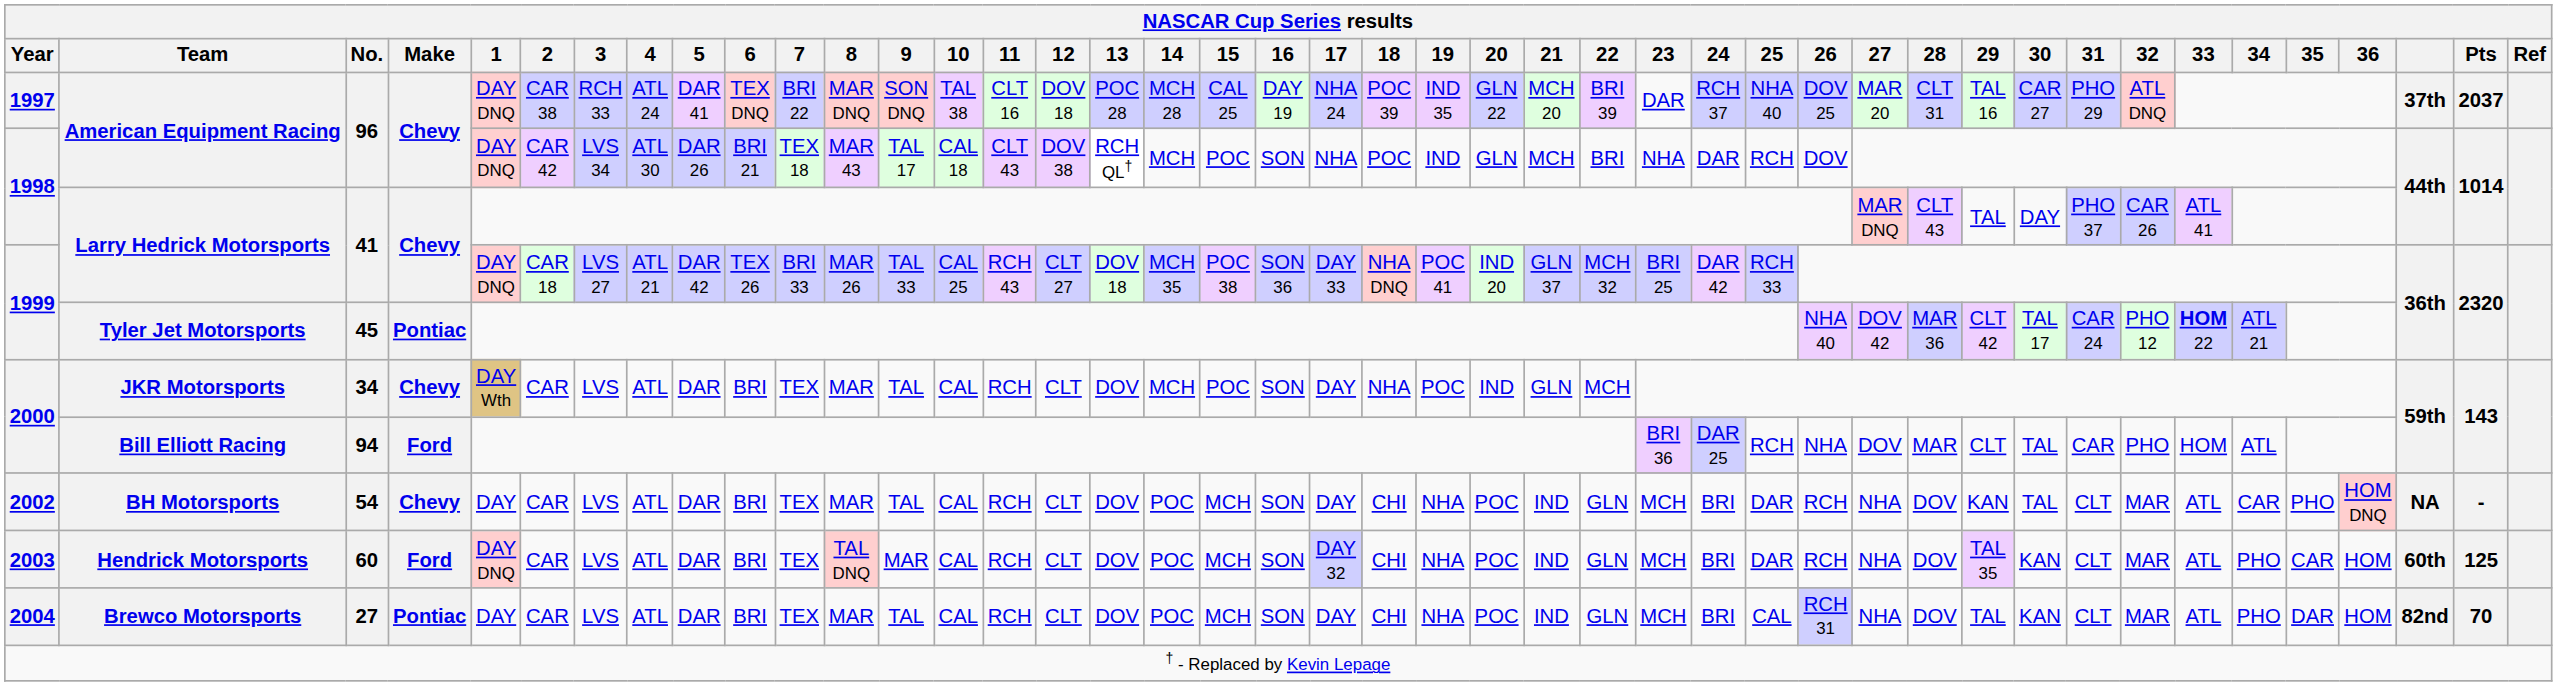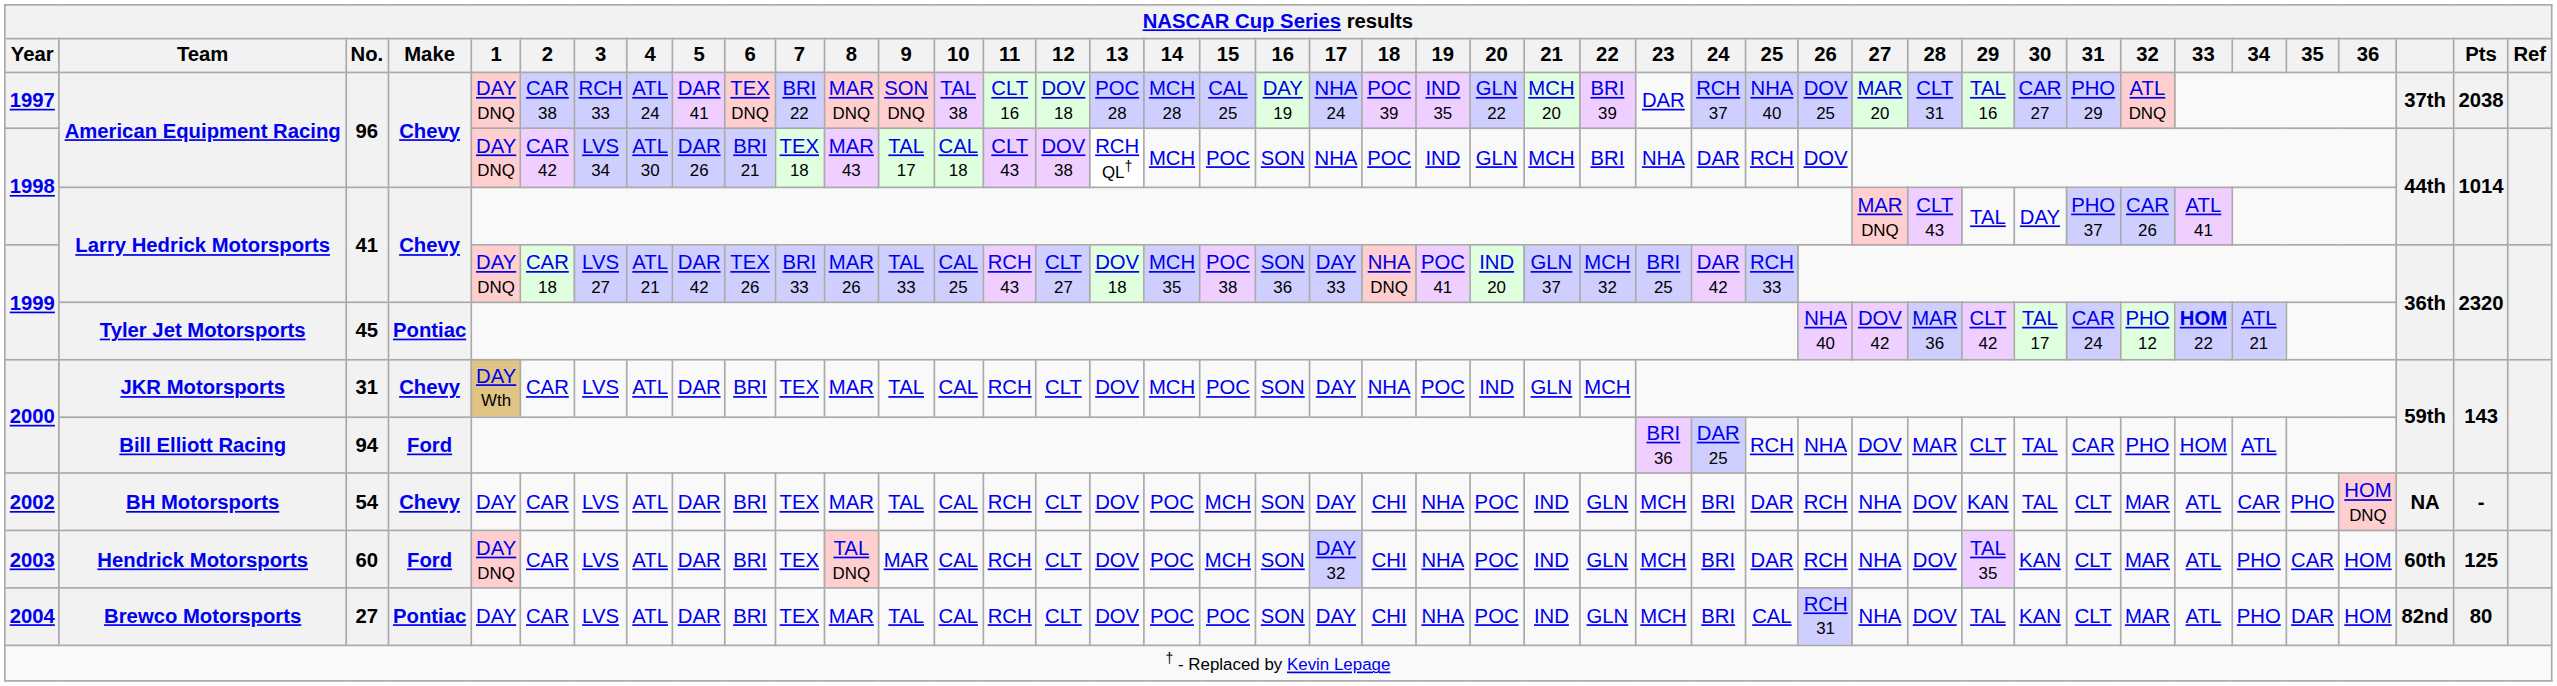(2481, 100) 2037 -> (2481, 100) 2038
(367, 388) 34 -> (367, 388) 31
(1228, 616) MCH -> (1228, 616) POC
(2481, 616) 70 -> (2481, 616) 80
